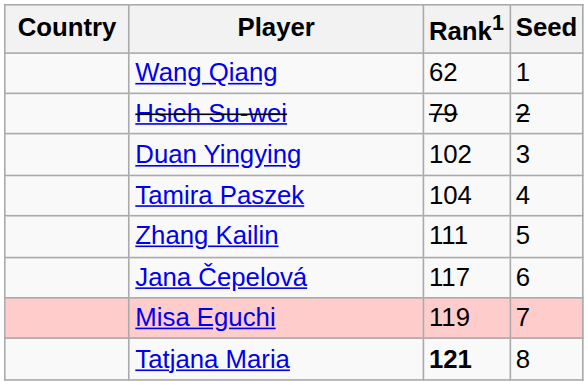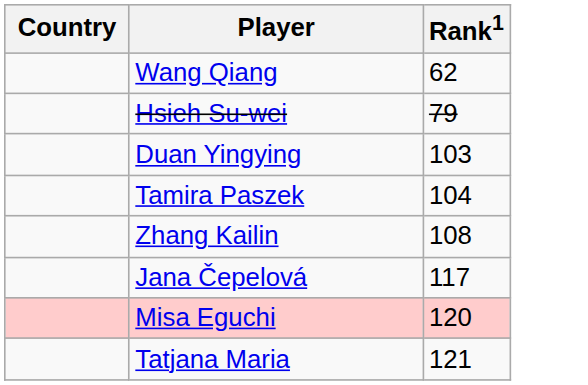- column: (547, 28)
(450, 154) 102 -> (450, 154) 103
(449, 236) 111 -> (450, 236) 108
(449, 317) 119 -> (450, 317) 120
(450, 358) bold -> (450, 358) normal
